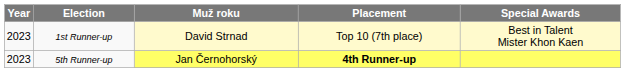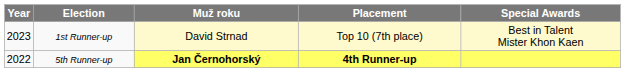(19, 59) 2023 -> (19, 59) 2022
(216, 59) normal -> (216, 59) bold
